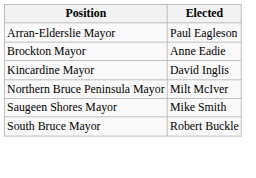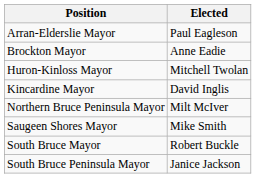+ row: (60, 70)
+ row: (78, 164)
